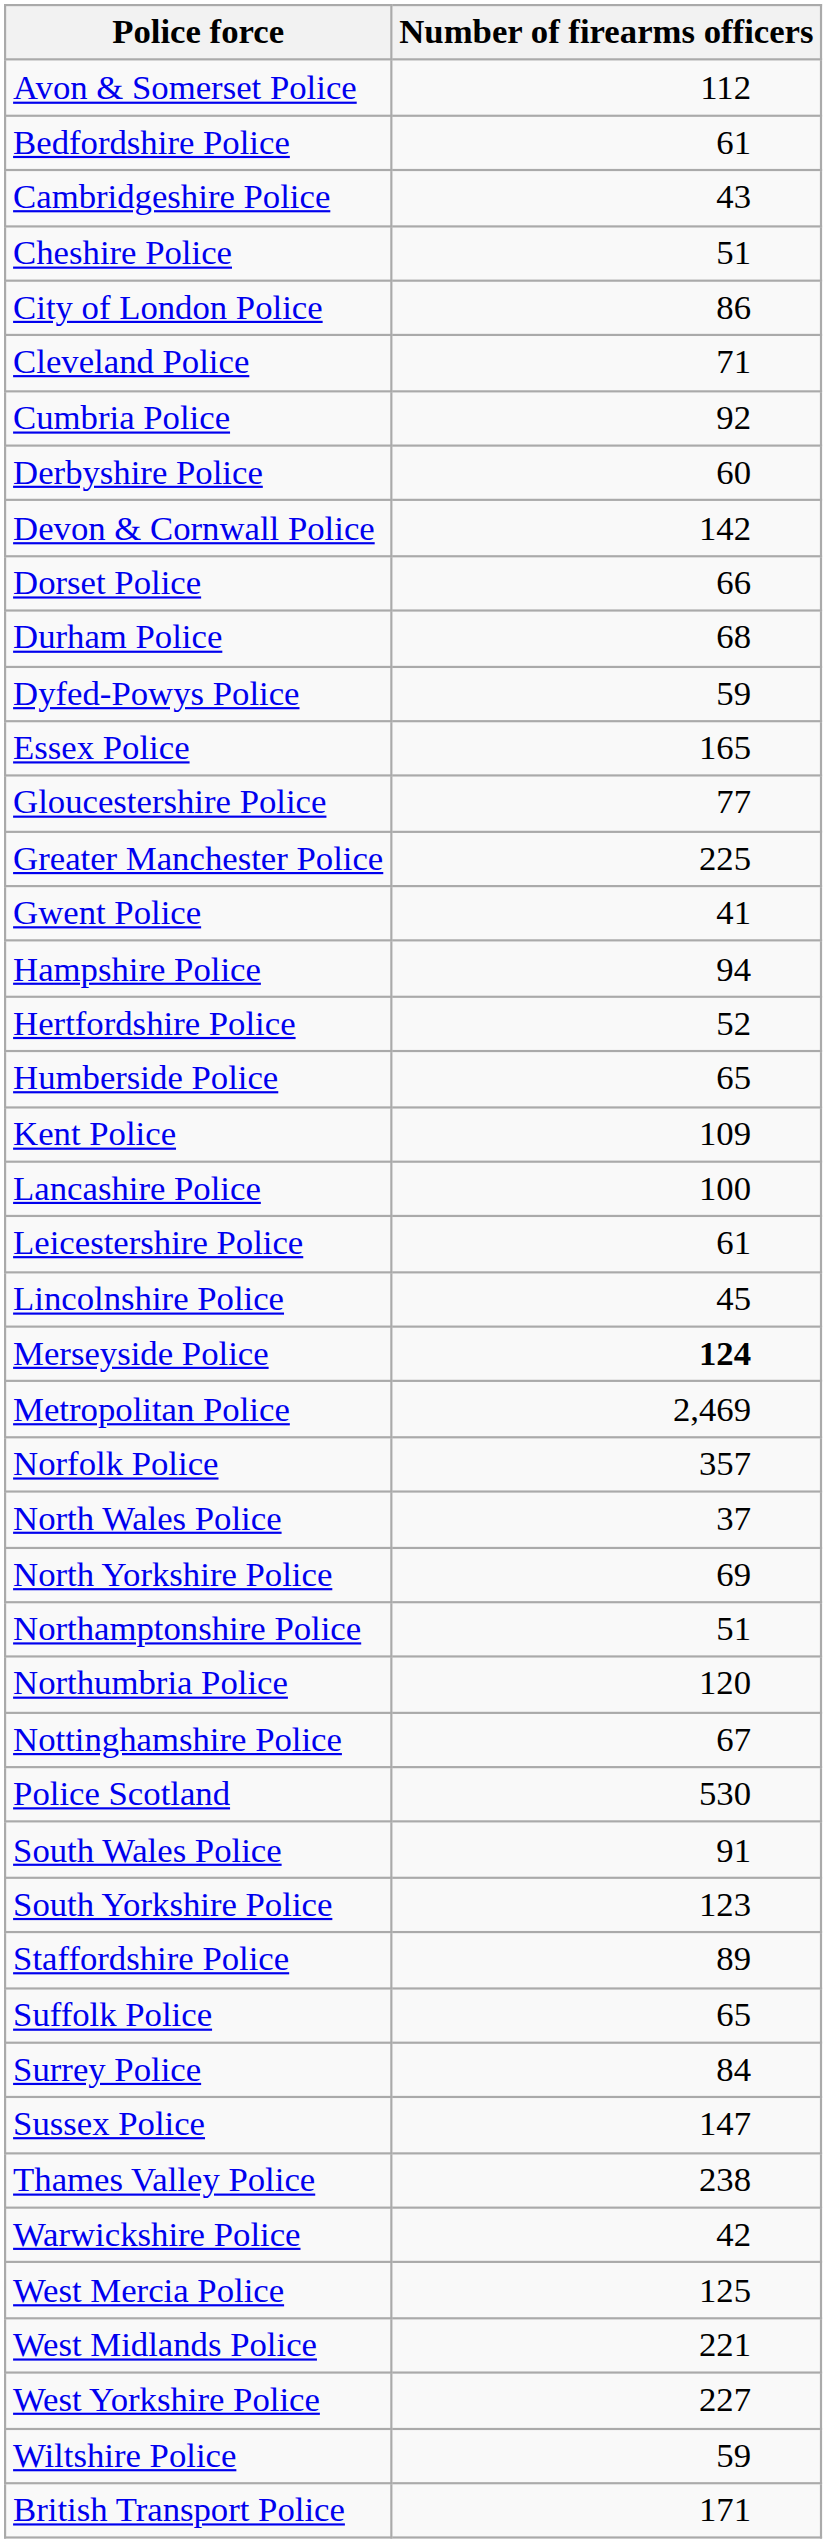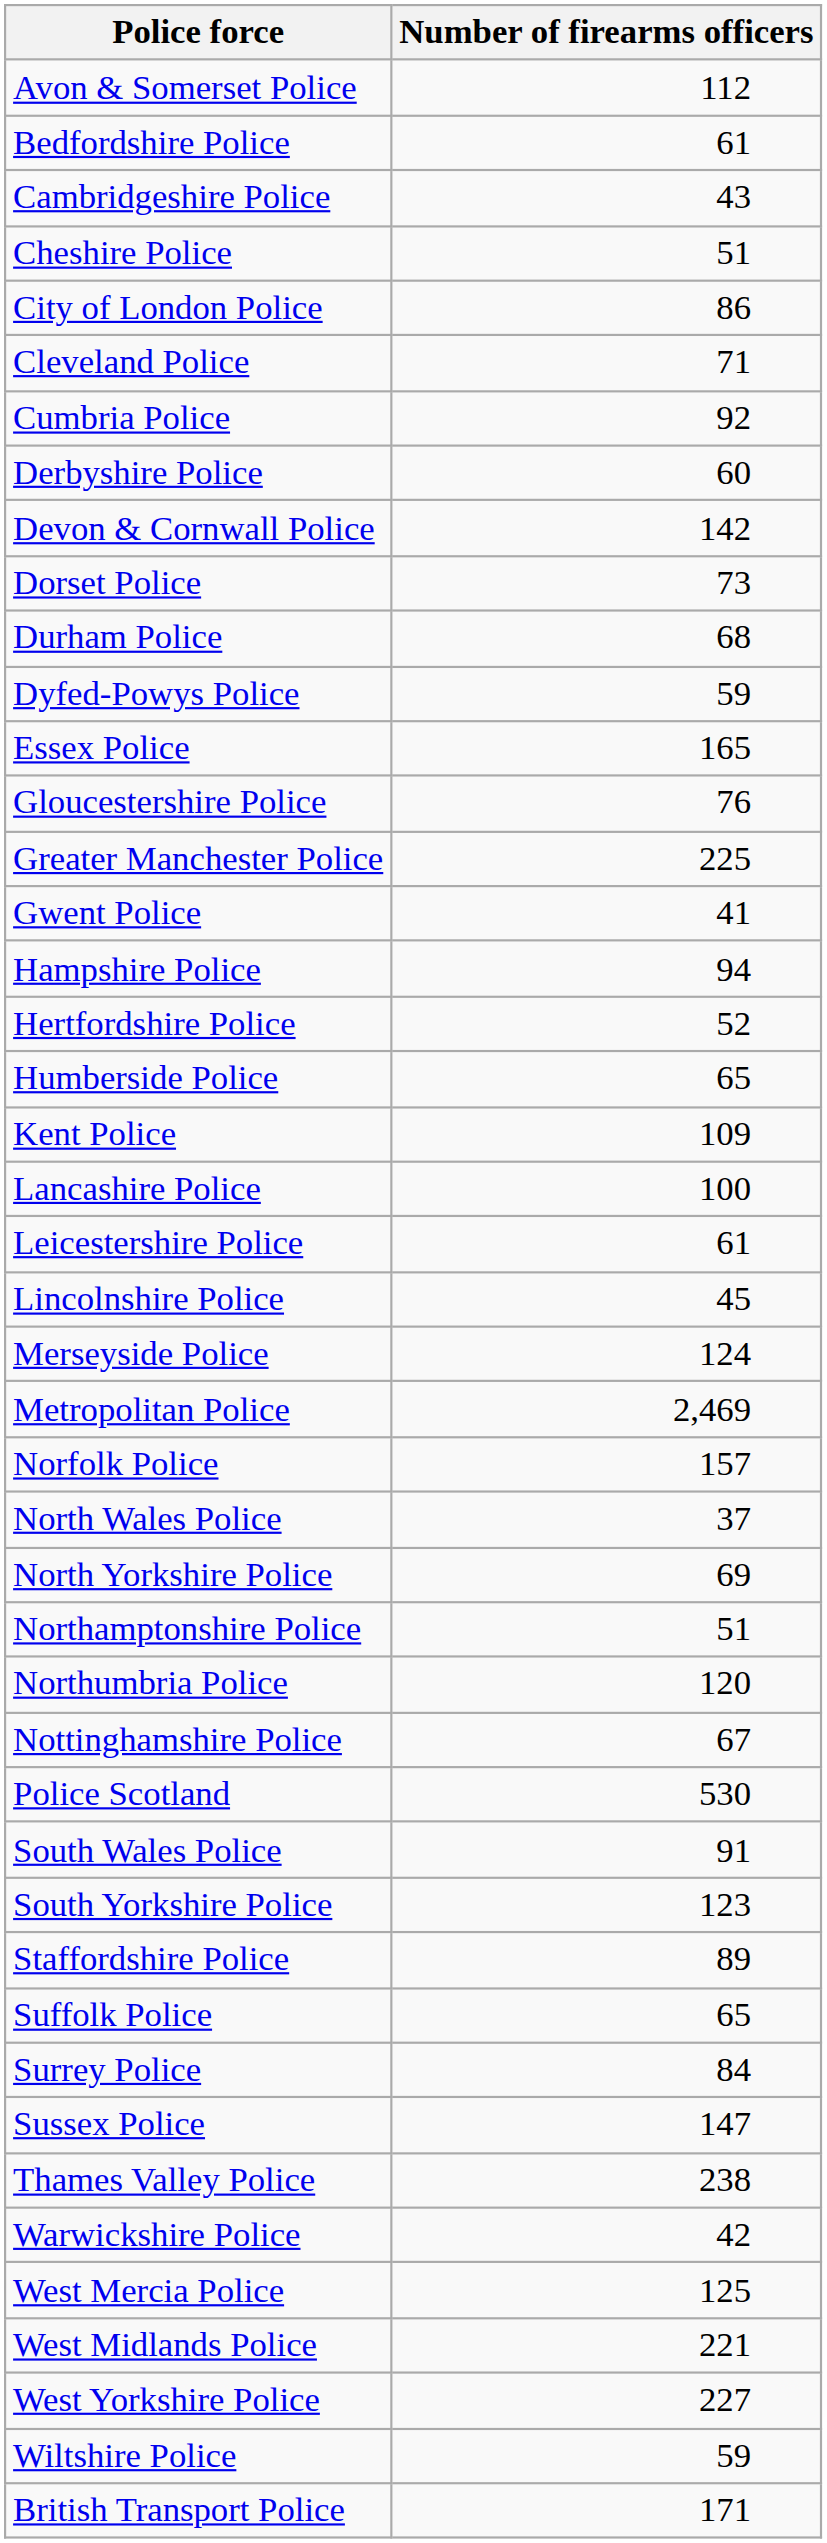(734, 582) 66 -> (734, 582) 73
(734, 802) 77 -> (734, 802) 76
(725, 1353) bold -> (725, 1353) normal
(725, 1463) 357 -> (725, 1463) 157
